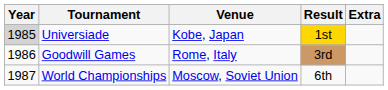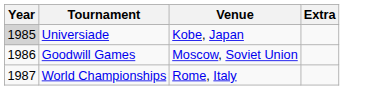- column: (323, 15)
(204, 55) Rome, Italy -> (235, 55) Moscow, Soviet Union
(235, 75) Moscow, Soviet Union -> (204, 75) Rome, Italy
